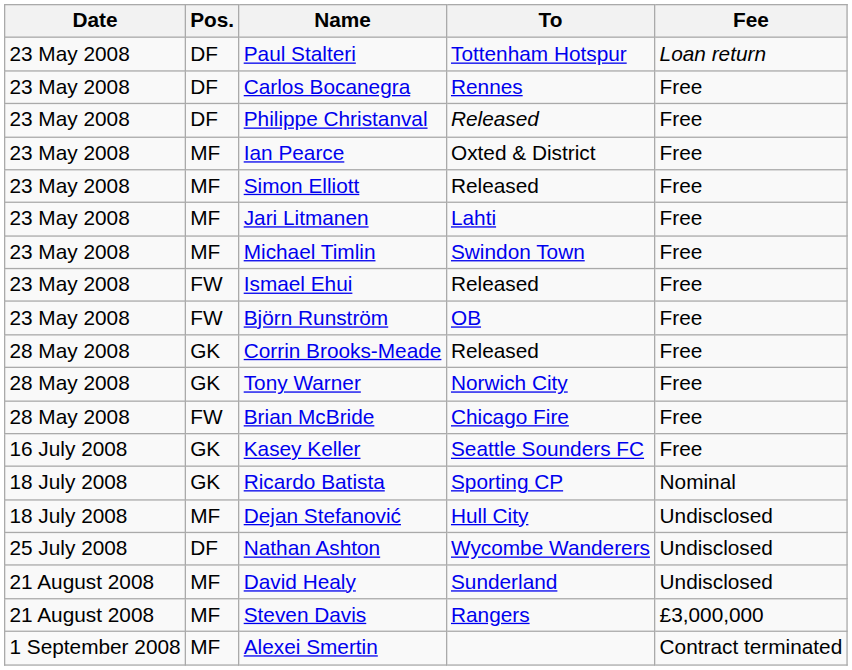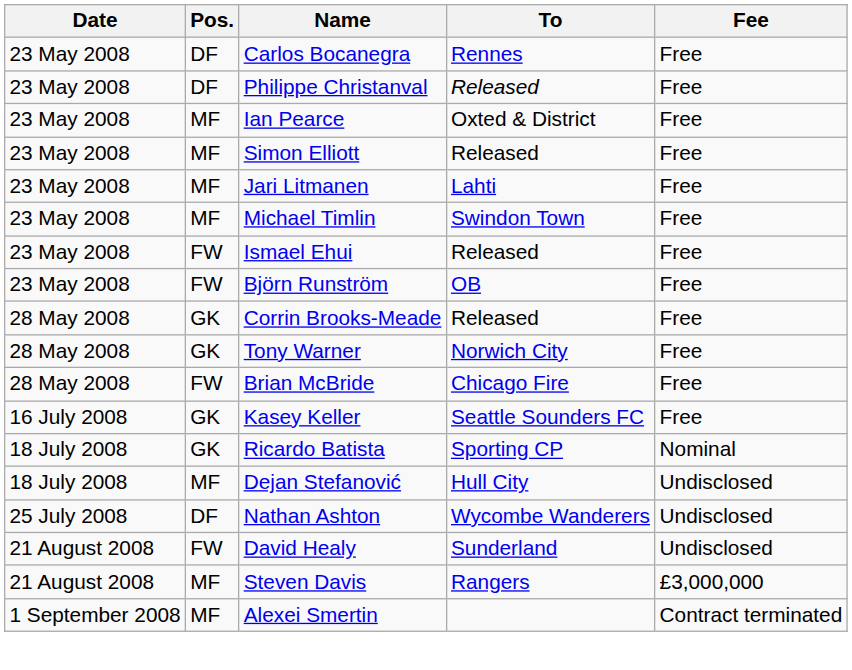- row: (300, 53)
(205, 581) MF -> (206, 548) FW
